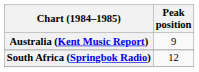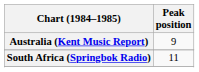(174, 58) 12 -> (174, 58) 11
